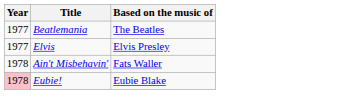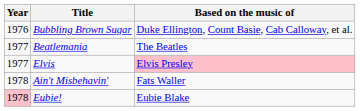+ row: (82, 30)
(141, 47) no background -> (165, 64) pink background
